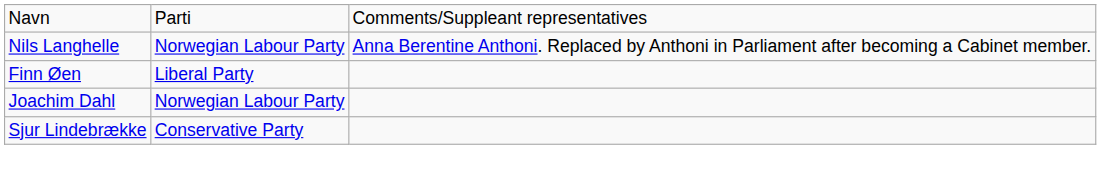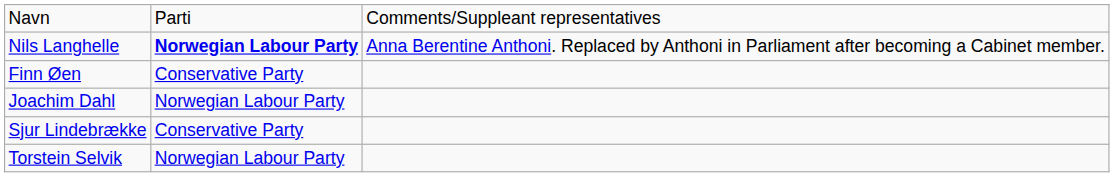(250, 46) normal -> (256, 46) bold
(204, 74) Liberal Party -> (229, 74) Conservative Party
+ row: (65, 158)
